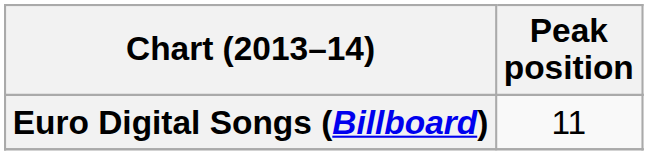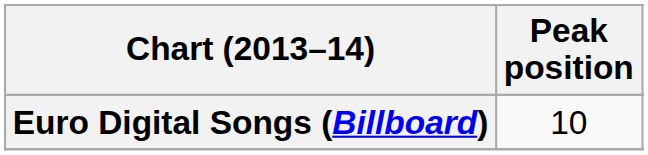(569, 121) 11 -> (569, 121) 10
